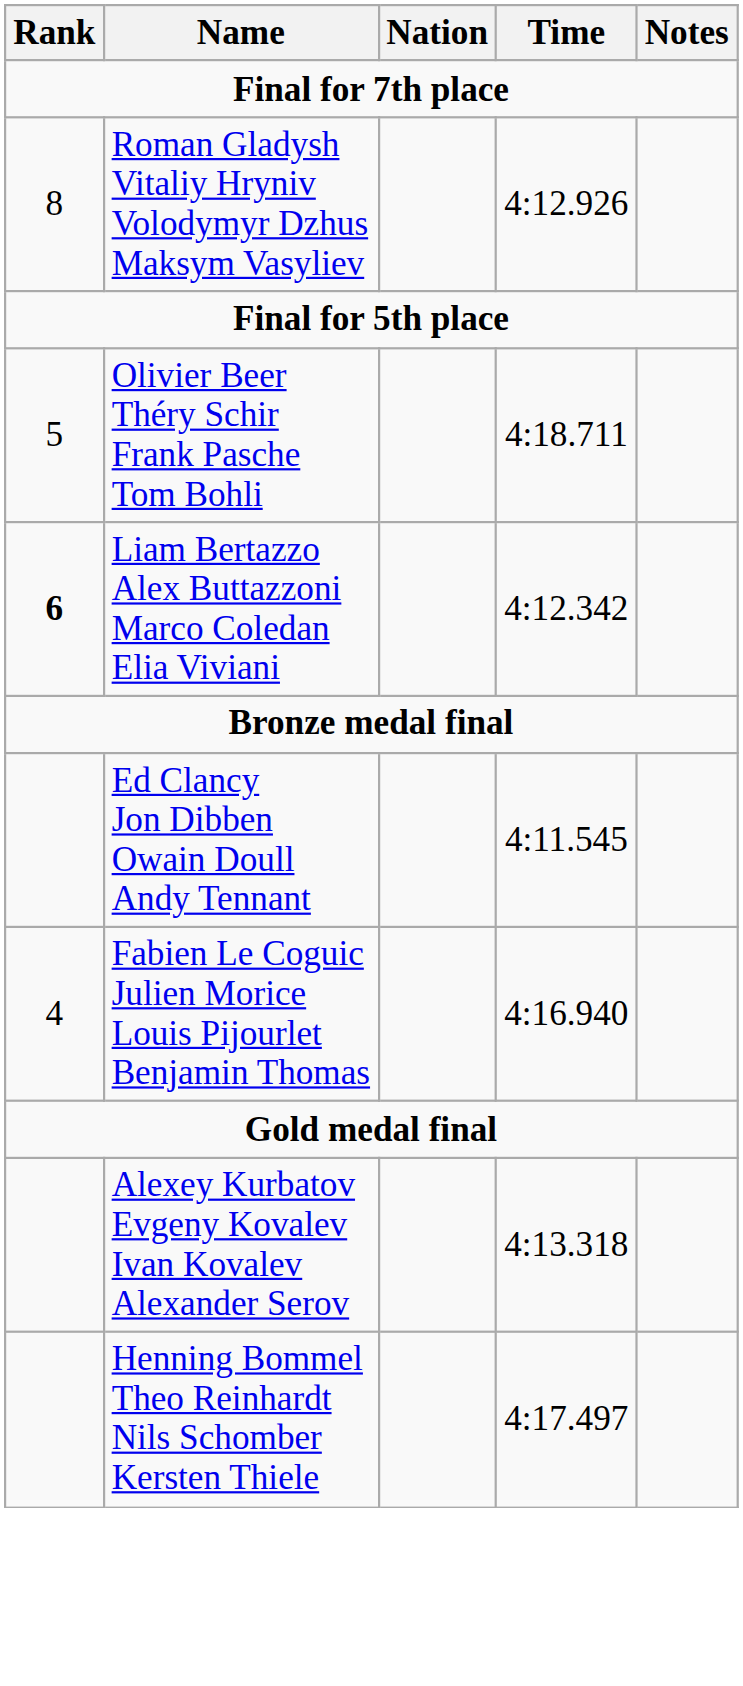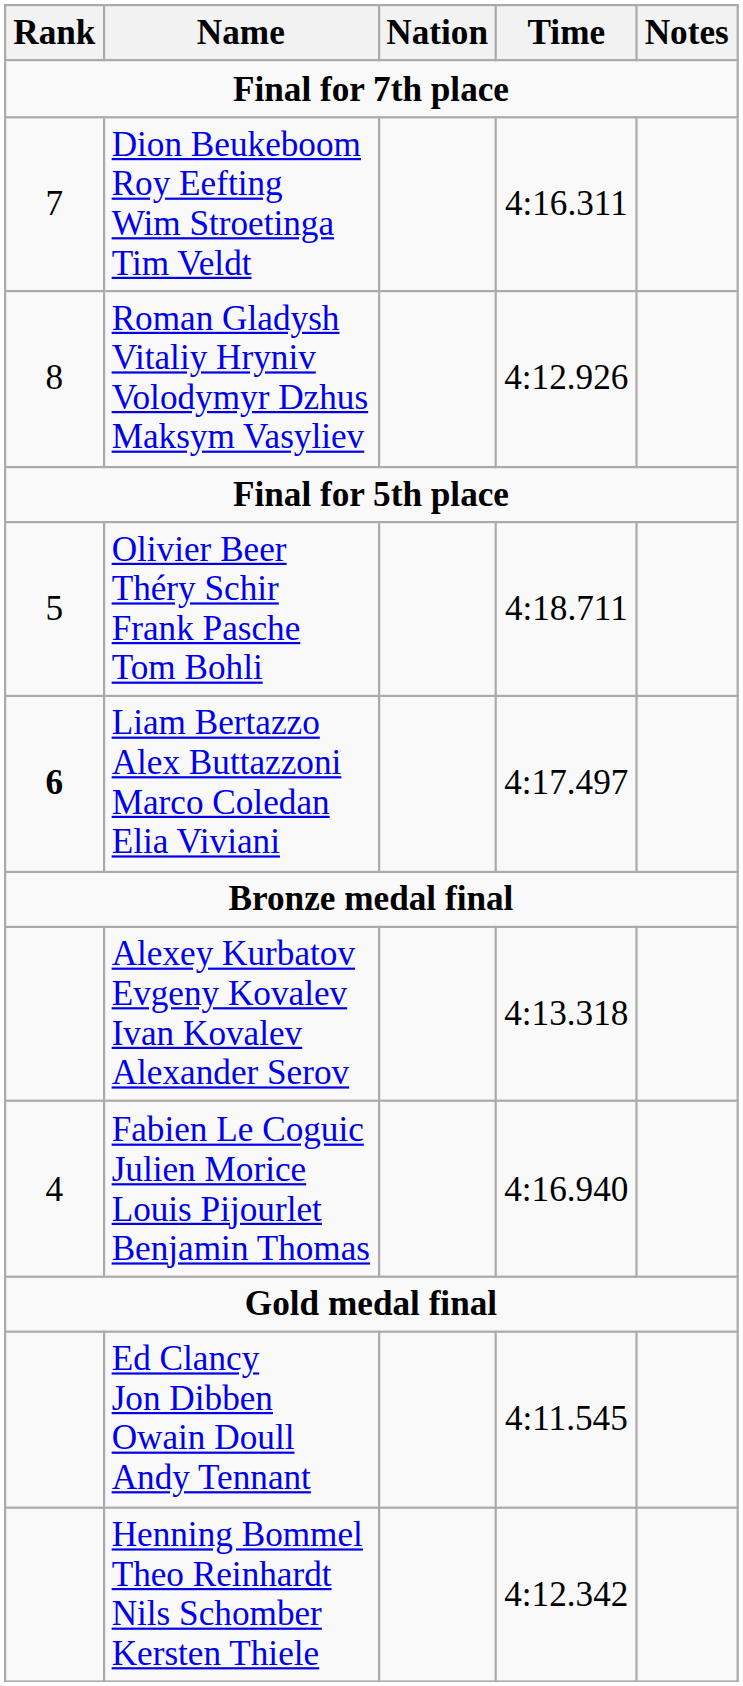+ row: (236, 203)
(566, 608) 4:12.342 -> (566, 783) 4:17.497
rows swapped: (233, 1244) <-> (211, 838)
(566, 1418) 4:17.497 -> (566, 1593) 4:12.342
